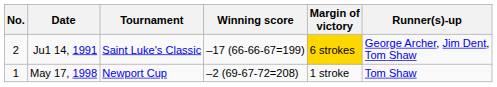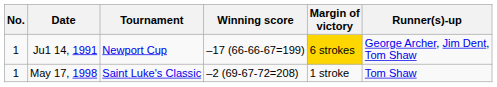(16, 50) 2 -> (16, 50) 1
(152, 50) Saint Luke's Classic -> (135, 50) Newport Cup
(135, 73) Newport Cup -> (152, 73) Saint Luke's Classic
